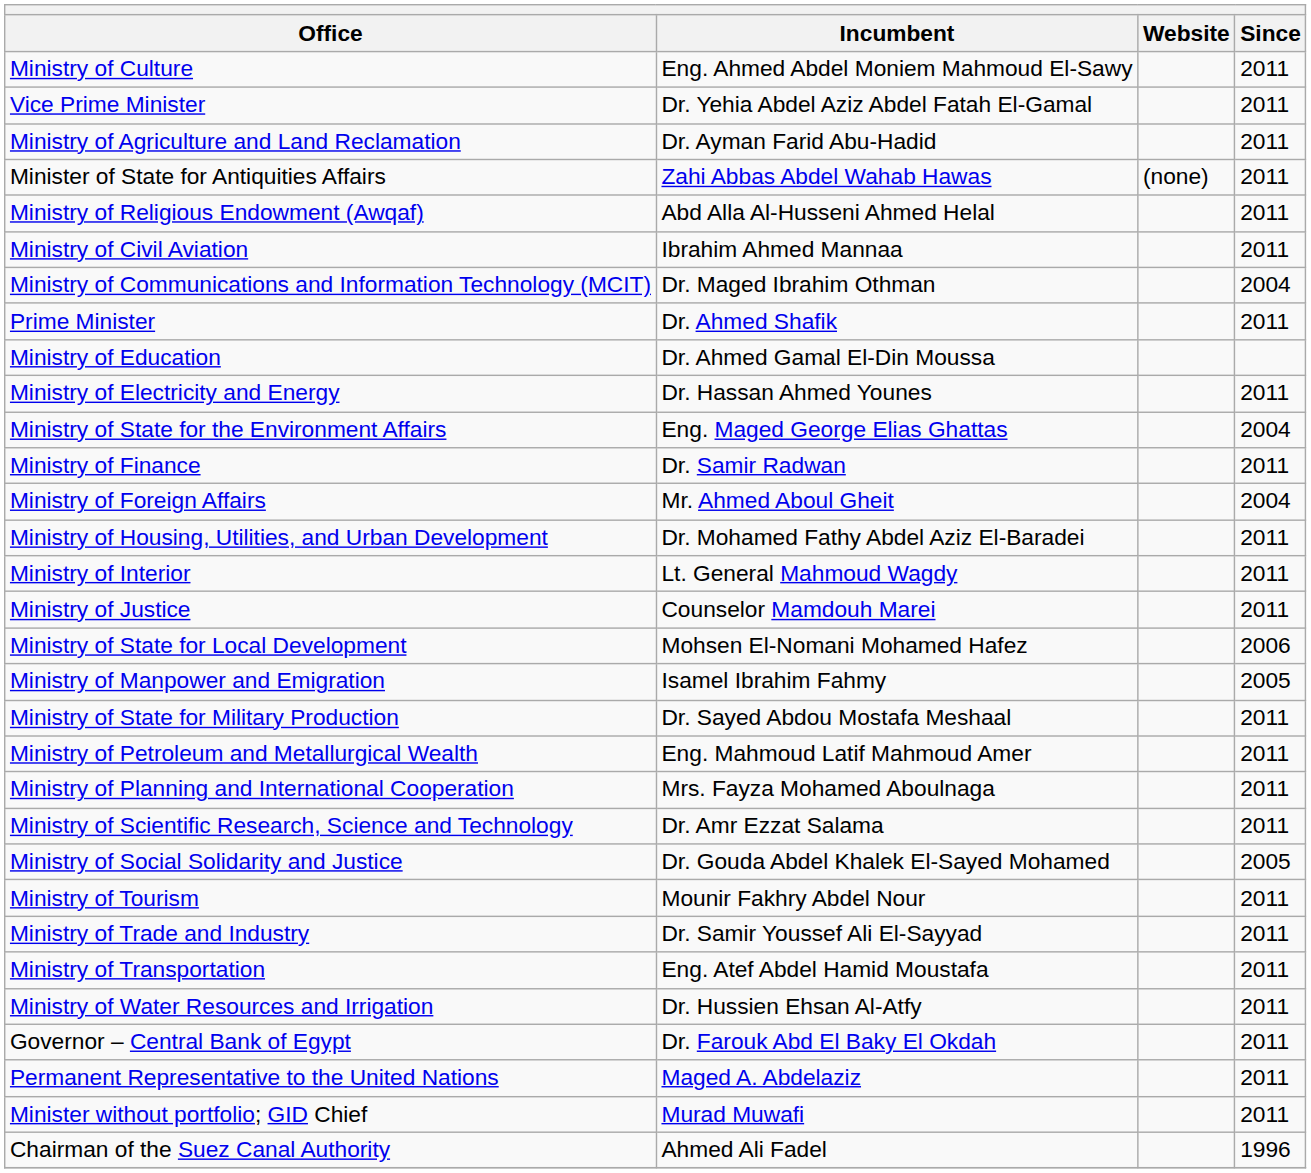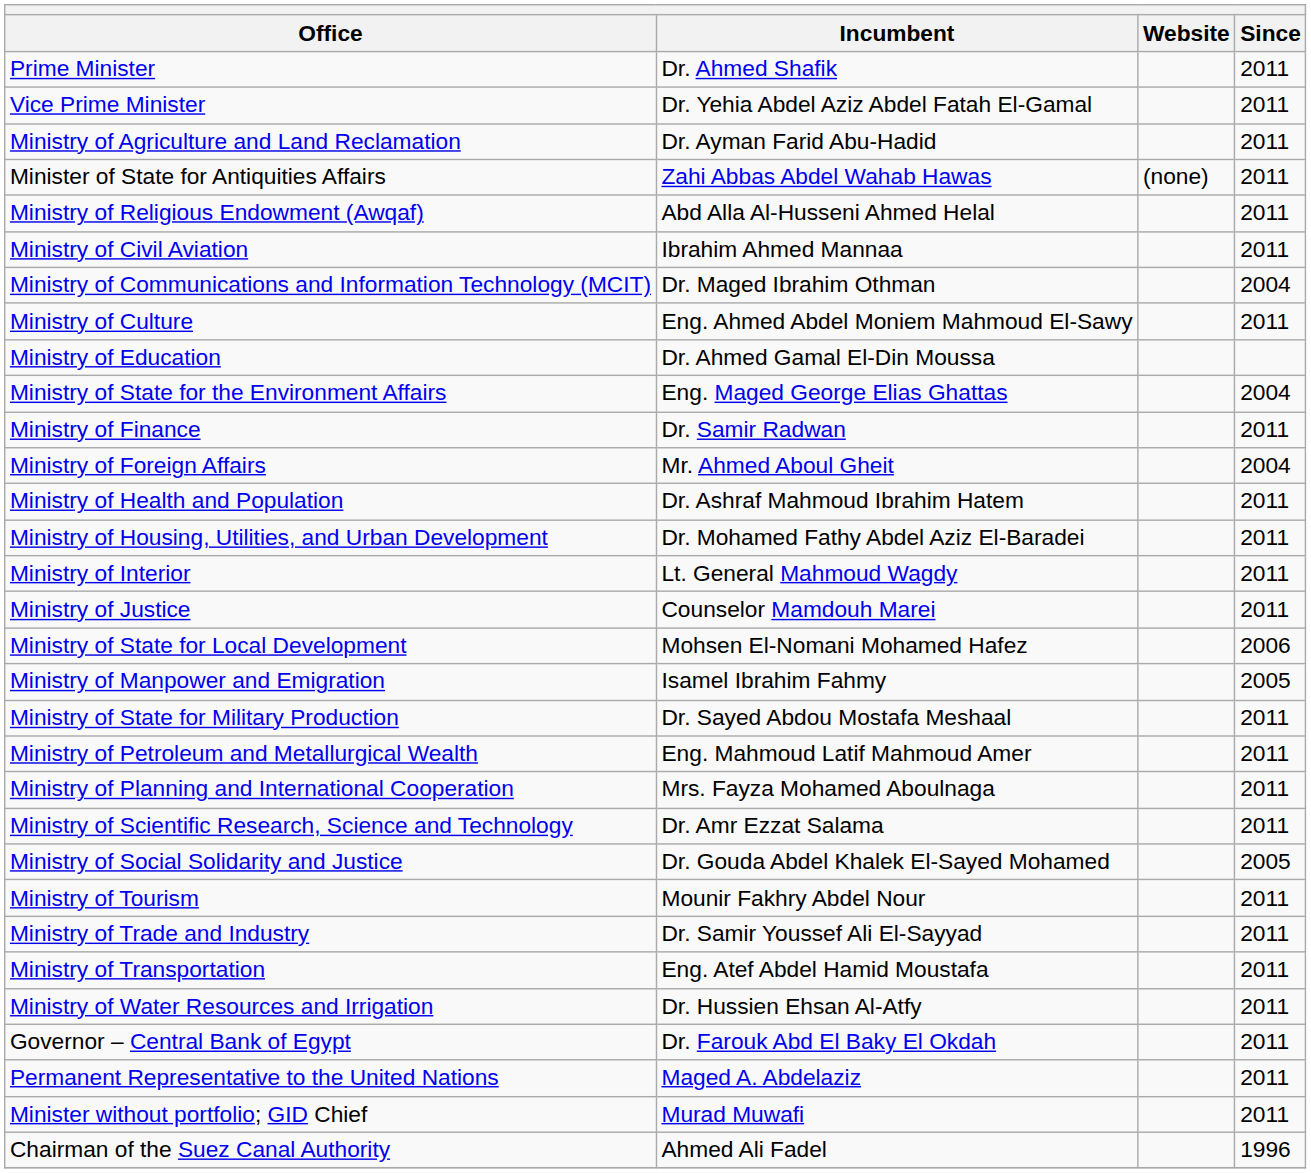rows swapped: (83, 321) <-> (101, 69)
- row: (175, 393)
+ row: (177, 501)
